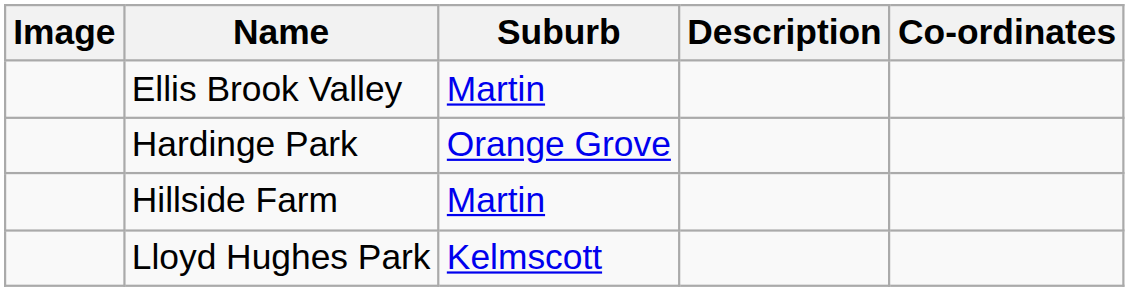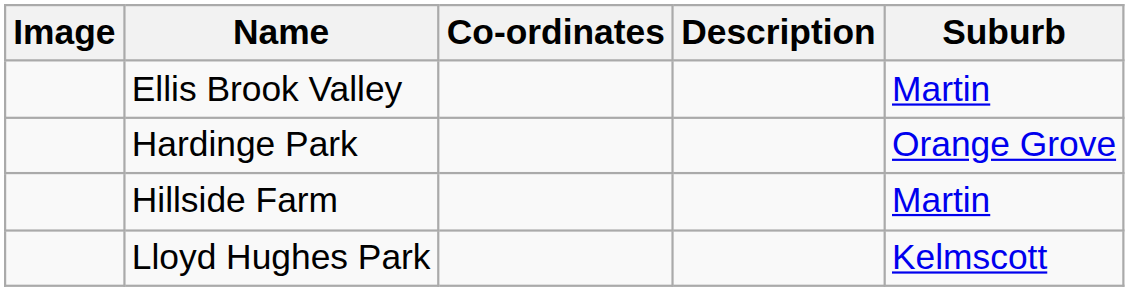columns swapped: (559, 32) <-> (1007, 32)
